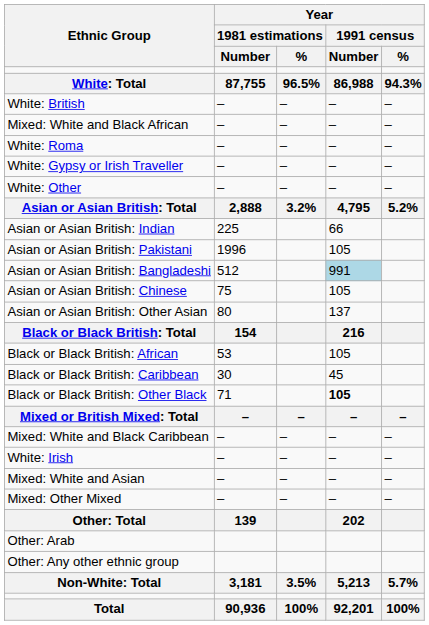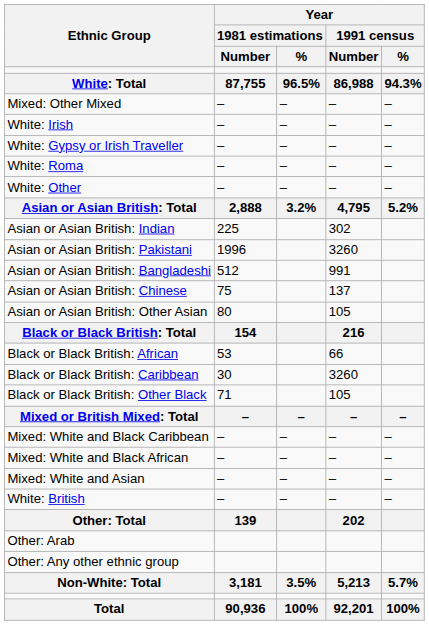rows swapped: (46, 104) <-> (64, 499)
rows swapped: (40, 457) <-> (98, 124)
rows swapped: (95, 166) <-> (45, 145)
(336, 229) 66 -> (340, 229) 302
(340, 249) 105 -> (343, 249) 3260
(340, 270) lightblue background -> (340, 270) no background
(340, 291) 105 -> (340, 291) 137
(340, 312) 137 -> (340, 312) 105
(340, 353) 105 -> (336, 353) 66
(336, 374) 45 -> (343, 374) 3260
(340, 395) bold -> (340, 395) normal
